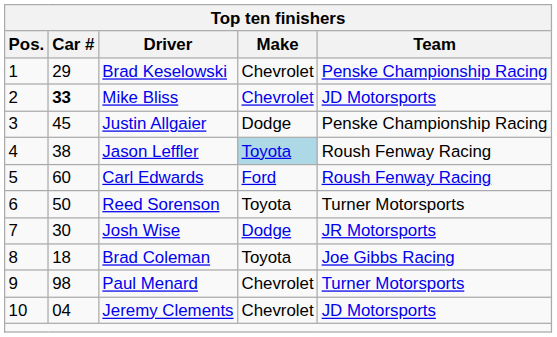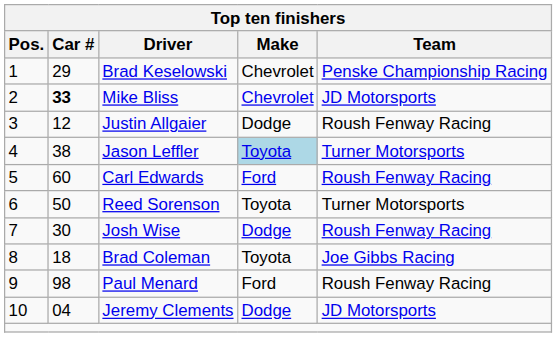(62, 124) 45 -> (62, 124) 12
(435, 124) Penske Championship Racing -> (406, 124) Roush Fenway Racing
(406, 150) Roush Fenway Racing -> (393, 150) Turner Motorsports
(379, 230) JR Motorsports -> (406, 230) Roush Fenway Racing
(278, 283) Chevrolet -> (259, 283) Ford
(393, 283) Turner Motorsports -> (406, 283) Roush Fenway Racing
(278, 310) Chevrolet -> (266, 310) Dodge
